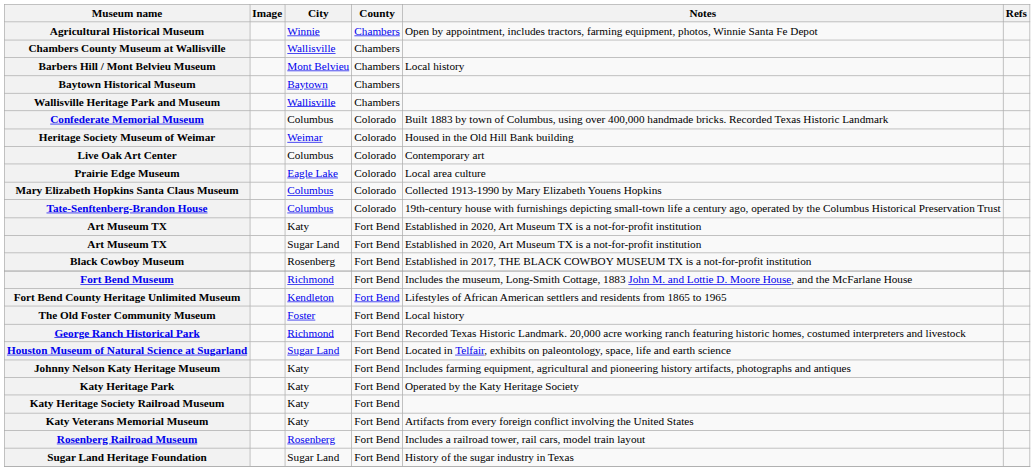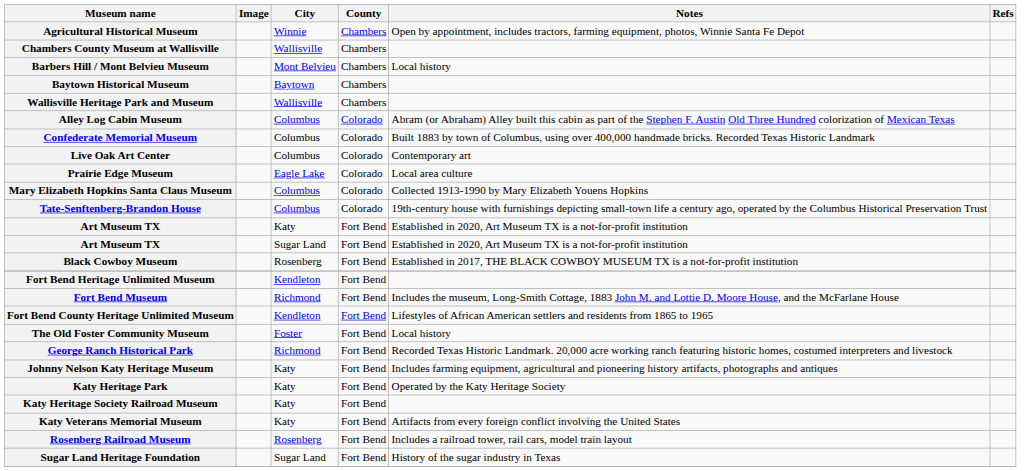+ row: (120, 119)
- row: (127, 137)
+ row: (120, 279)
- row: (127, 350)
